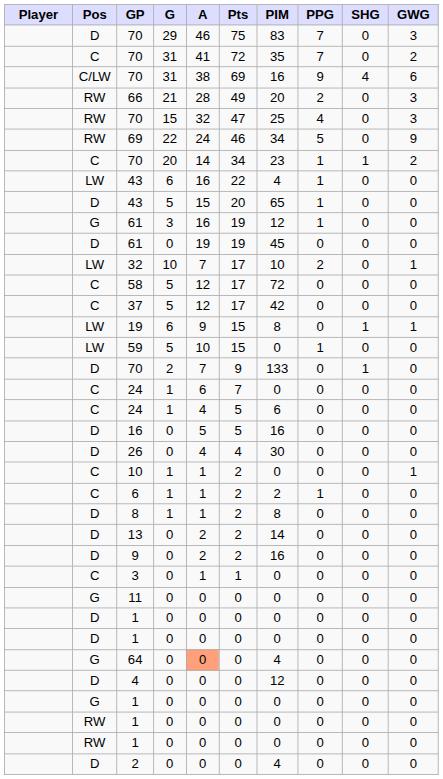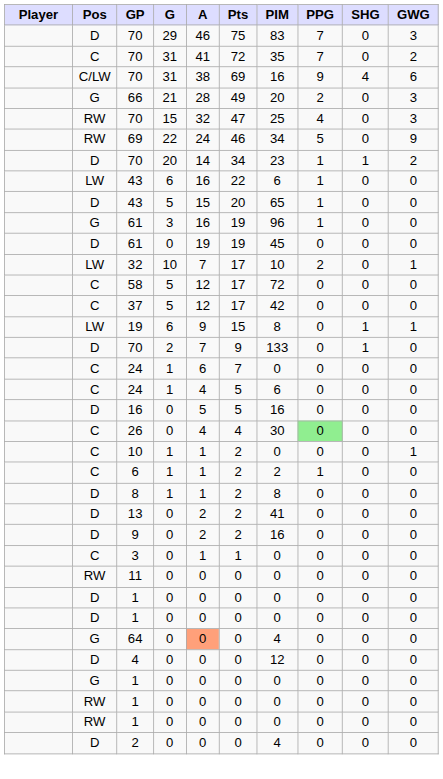(95, 98) RW -> (95, 98) G
(95, 160) C -> (95, 160) D
(277, 181) 4 -> (277, 181) 6
(277, 222) 12 -> (277, 222) 96
- row: (135, 347)
(95, 451) D -> (95, 431) C
(320, 451) no background -> (320, 431) lightgreen background
(277, 535) 14 -> (277, 514) 41
(95, 597) G -> (95, 576) RW
